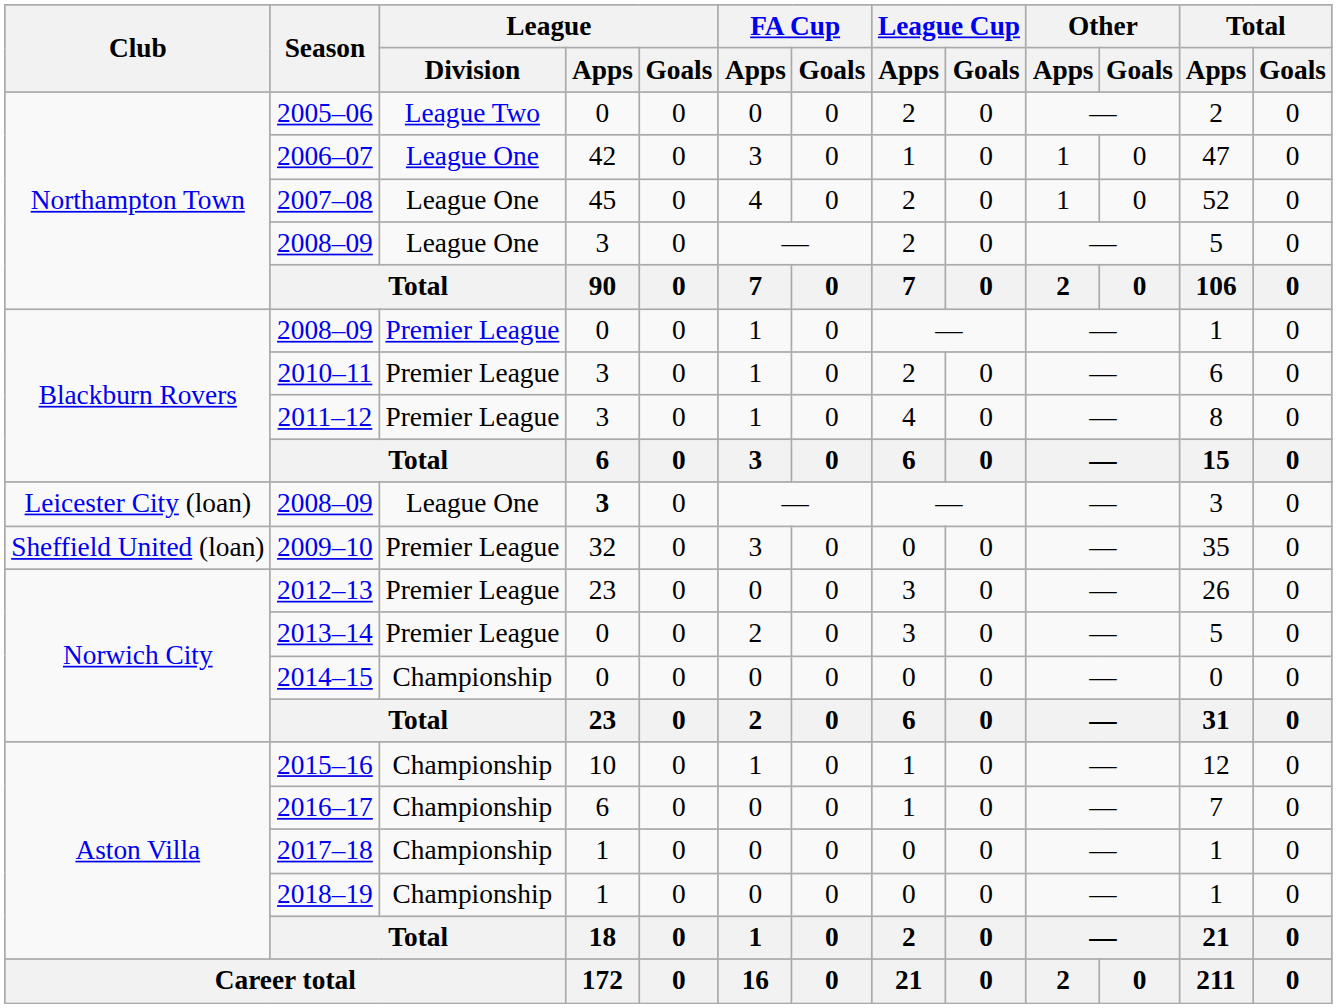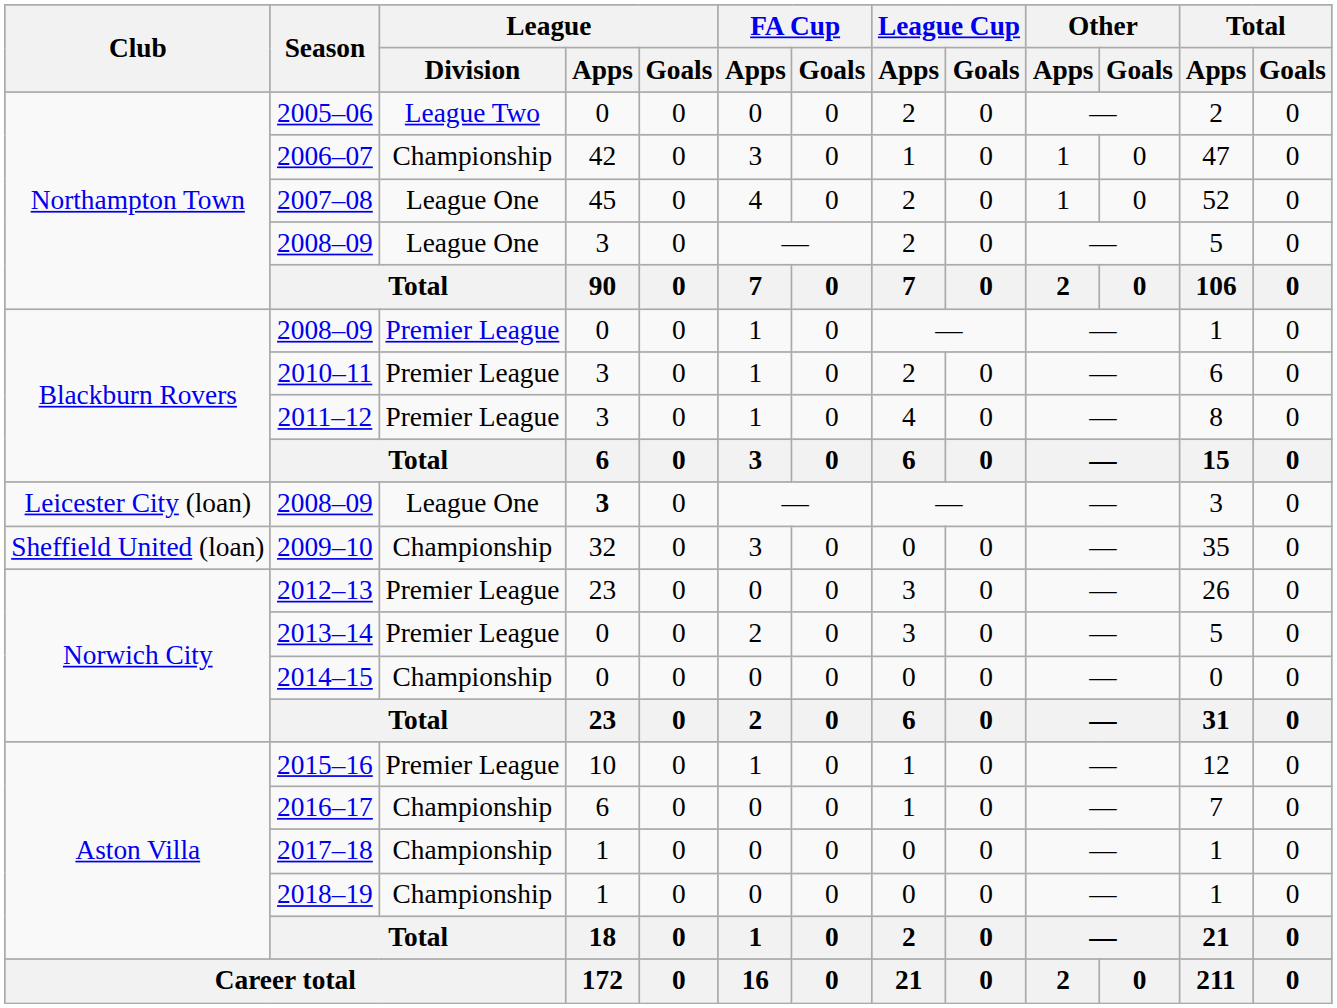(472, 156) League One -> (472, 156) Championship
(472, 546) Premier League -> (472, 546) Championship
(472, 763) Championship -> (472, 763) Premier League
